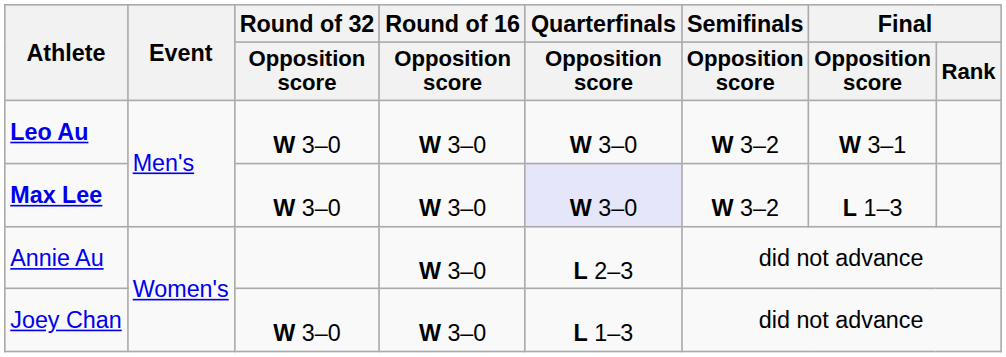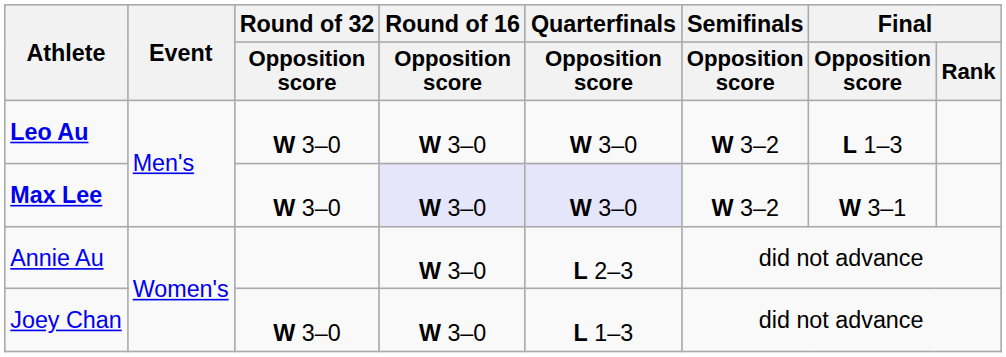(873, 145) W 3–1 -> (873, 145) L 1–3
(453, 208) no background -> (453, 208) lavender background
(873, 208) L 1–3 -> (873, 208) W 3–1
